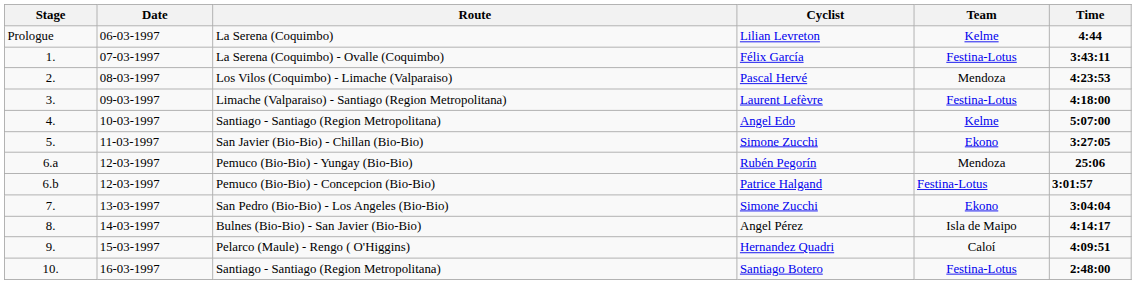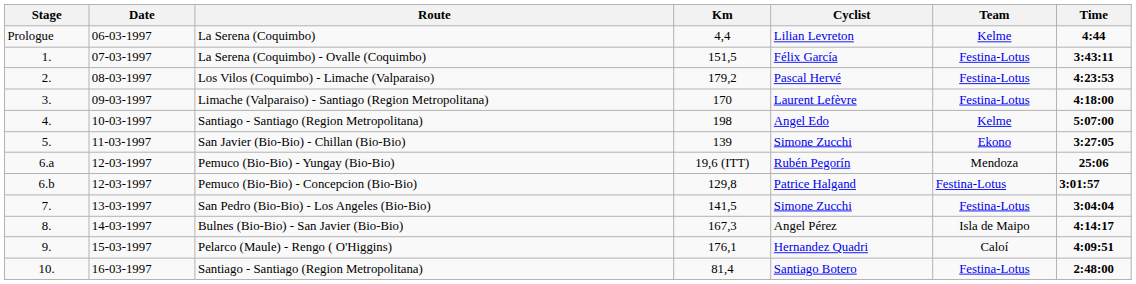+ column: (722, 15)
(982, 78) Mendoza -> (994, 78) Festina-Lotus
(982, 205) Ekono -> (994, 205) Festina-Lotus
